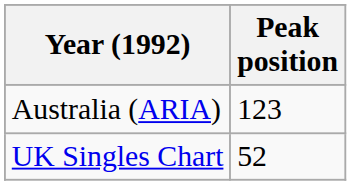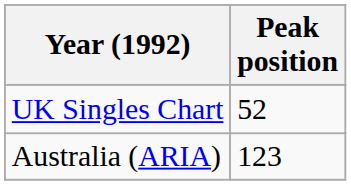rows swapped: (116, 108) <-> (118, 155)
